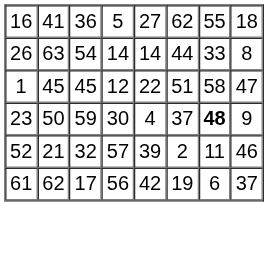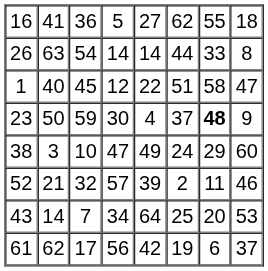(53, 86) 45 -> (53, 86) 40
+ row: (21, 151)
+ row: (21, 216)
